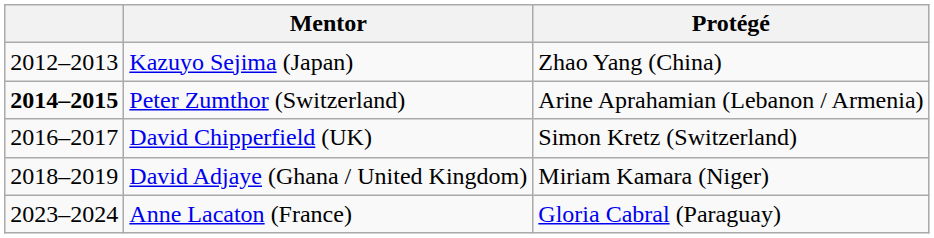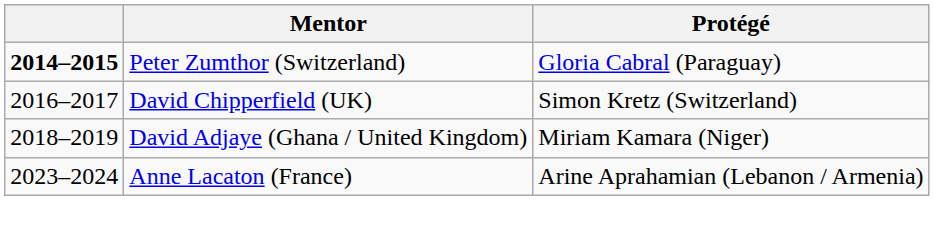- row: (241, 61)
(731, 99) Arine Aprahamian (Lebanon / Armenia) -> (660, 61) Gloria Cabral (Paraguay)
(660, 213) Gloria Cabral (Paraguay) -> (731, 175) Arine Aprahamian (Lebanon / Armenia)
